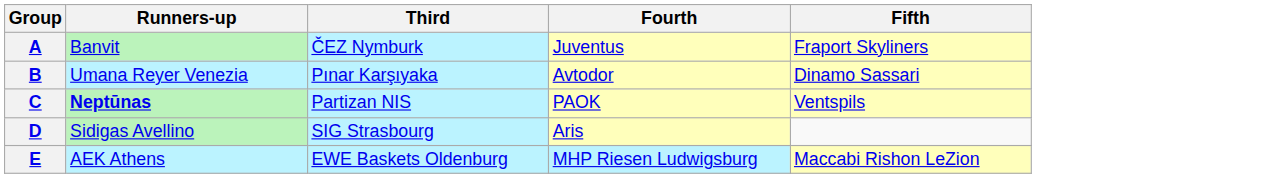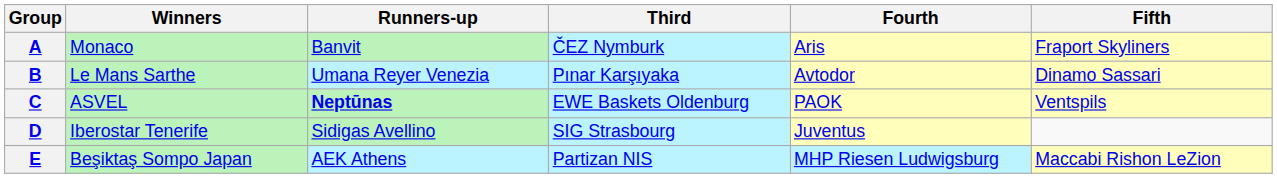+ column: (187, 18)
(588, 46) Juventus -> (809, 46) Aris
(361, 103) Partizan NIS -> (651, 103) EWE Baskets Oldenburg
(568, 131) Aris -> (830, 131) Juventus
(410, 159) EWE Baskets Oldenburg -> (603, 159) Partizan NIS
